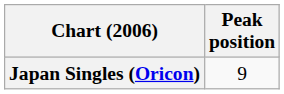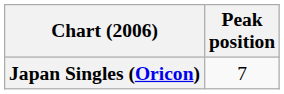(242, 72) 9 -> (242, 72) 7
